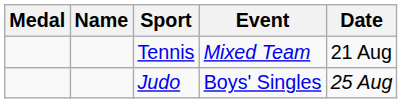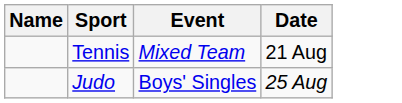- column: (37, 21)
